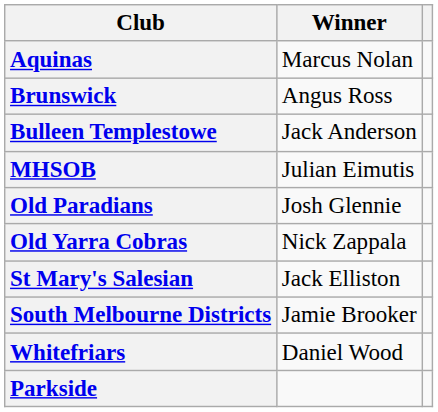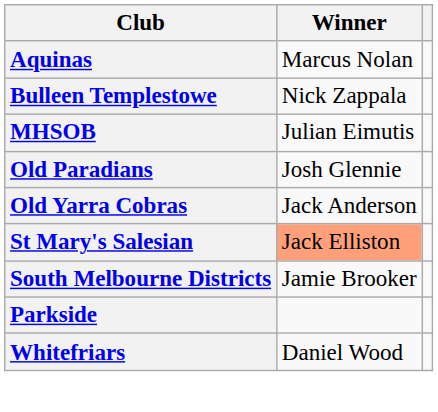- row: (63, 95)
(349, 132) Jack Anderson -> (344, 95) Nick Zappala
(344, 242) Nick Zappala -> (349, 205) Jack Anderson
(341, 278) no background -> (341, 242) lightsalmon background
rows swapped: (54, 388) <-> (68, 351)
